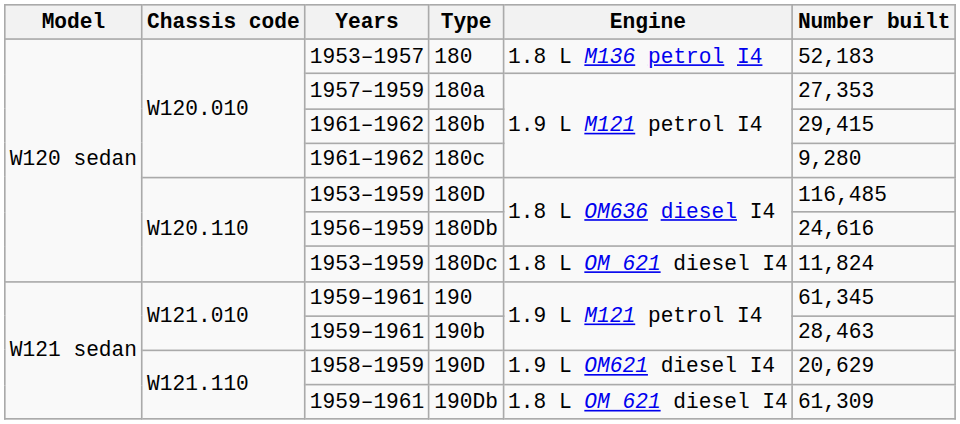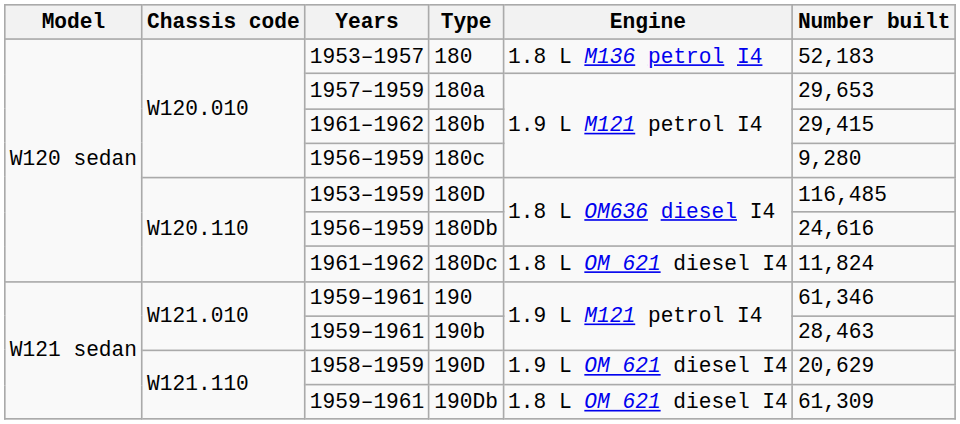(836, 91) 27,353 -> (836, 91) 29,653
(367, 160) 1961–1962 -> (367, 160) 1956–1959
(367, 264) 1953–1959 -> (367, 264) 1961–1962
(836, 298) 61,345 -> (836, 298) 61,346
(642, 367) 1.9 L OM621 diesel I4 -> (648, 367) 1.9 L OM 621 diesel I4
